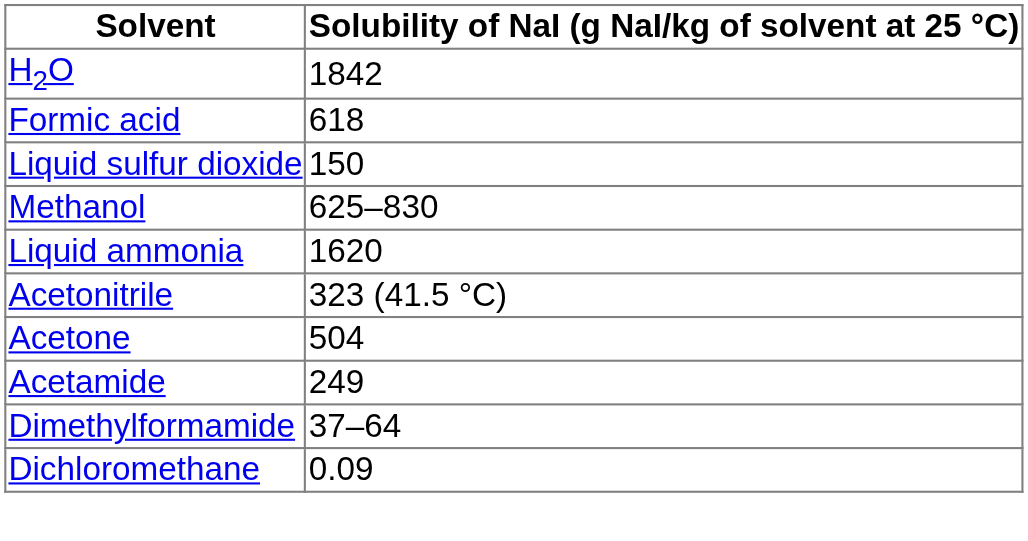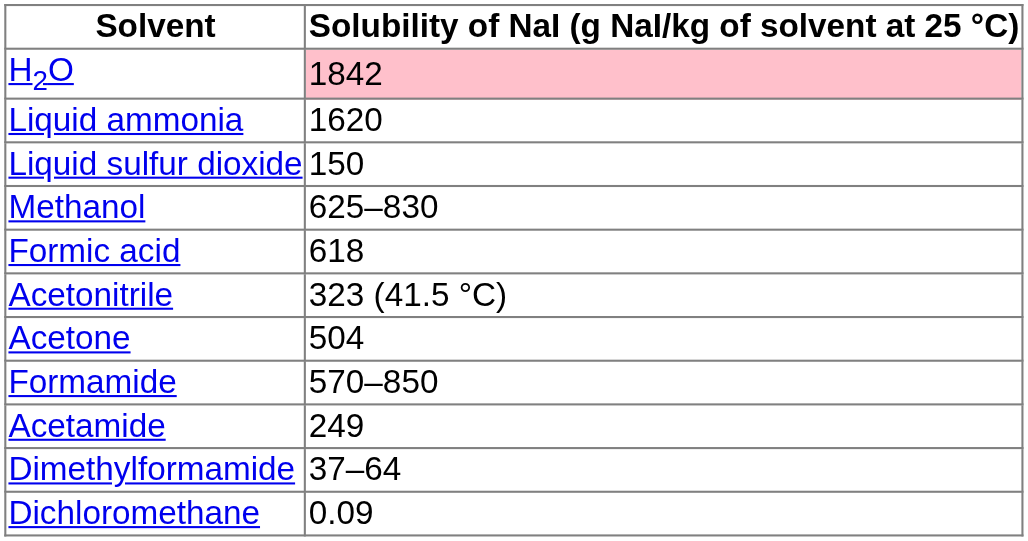(346, 73) no background -> (346, 73) pink background
rows swapped: (126, 251) <-> (94, 120)
+ row: (93, 382)
